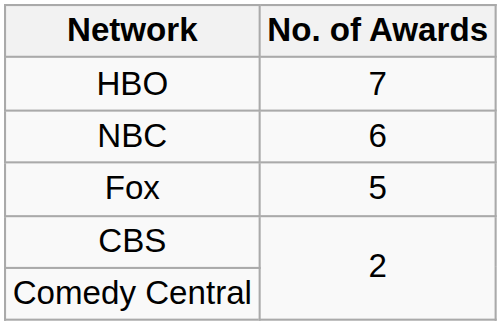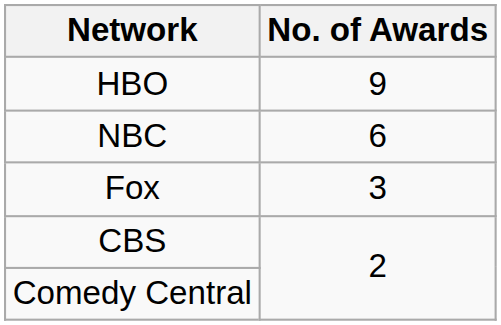(378, 83) 7 -> (378, 83) 9
(378, 188) 5 -> (378, 188) 3
